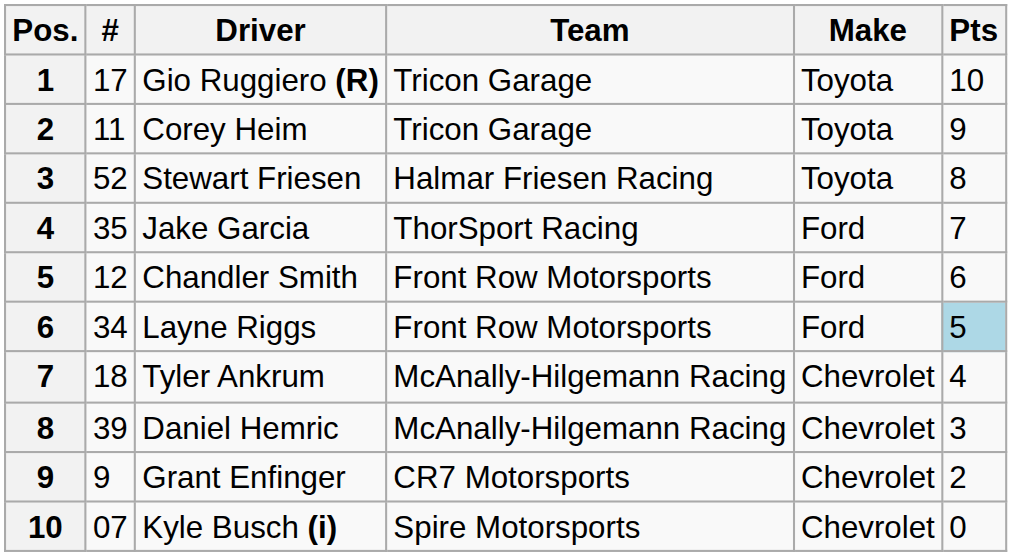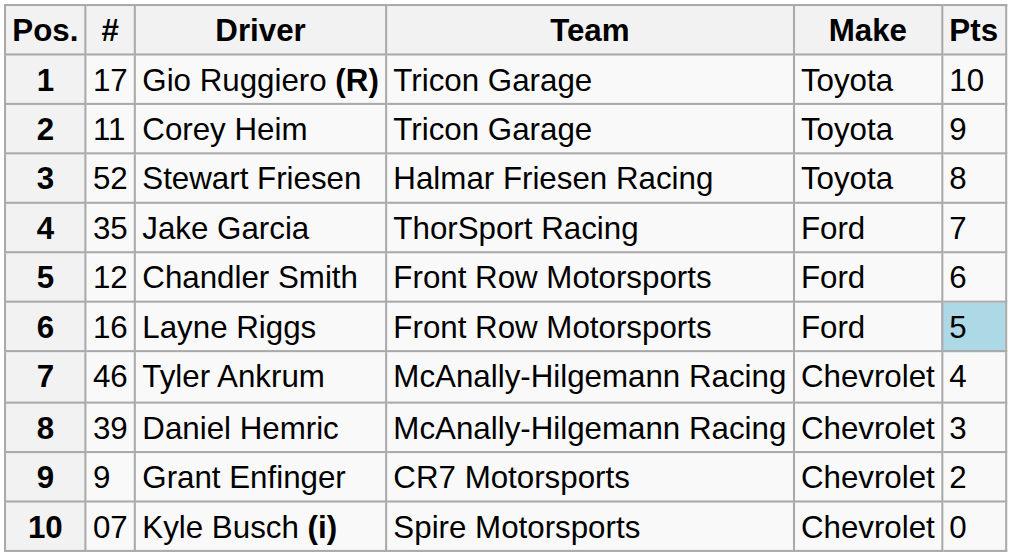(110, 327) 34 -> (110, 327) 16
(110, 377) 18 -> (110, 377) 46
